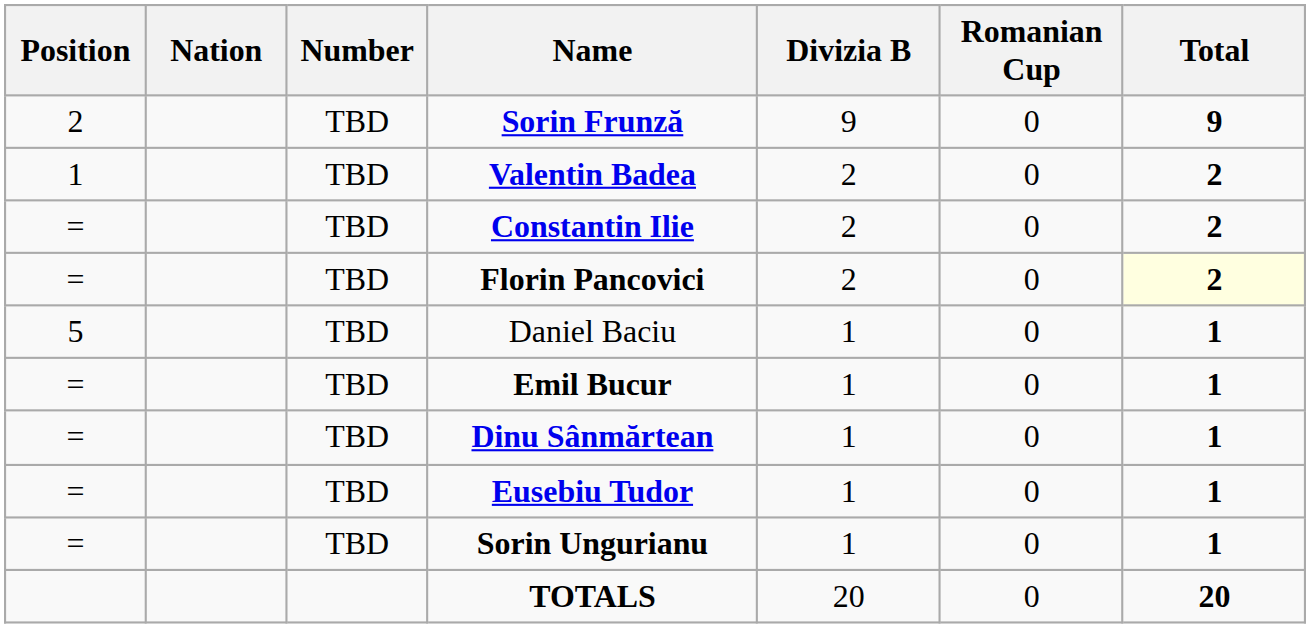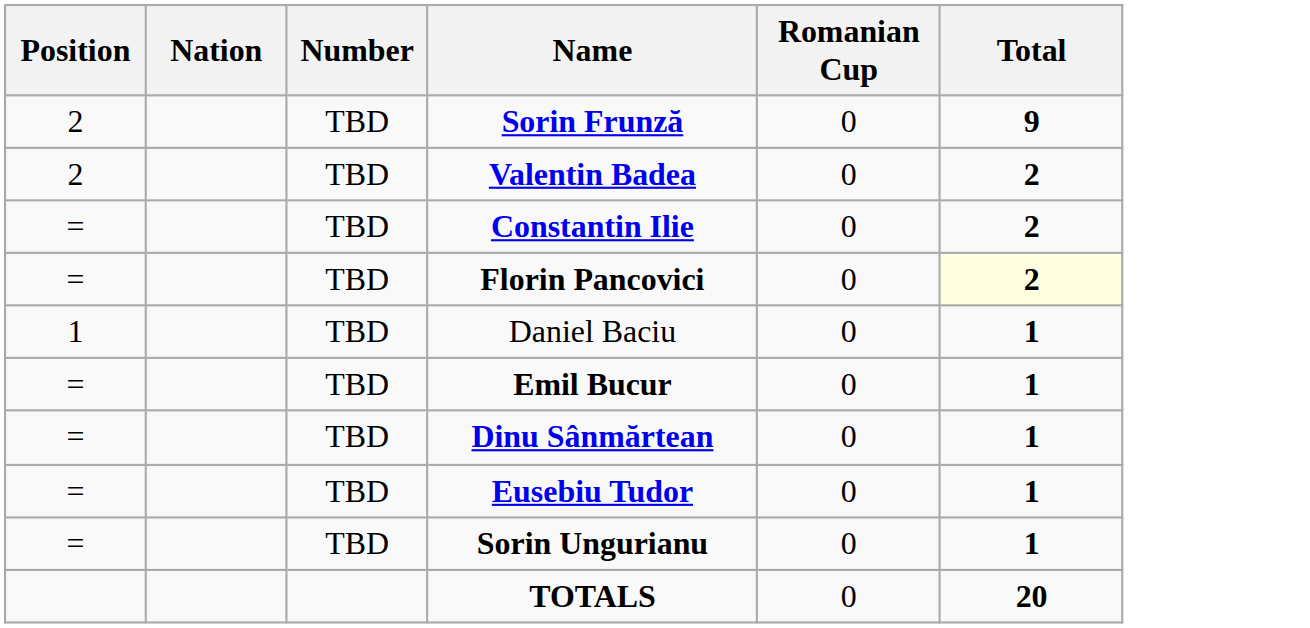- column: (849, 49)
(75, 174) 1 -> (75, 174) 2
(75, 331) 5 -> (75, 331) 1
